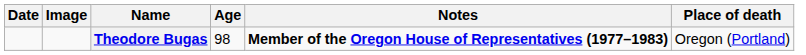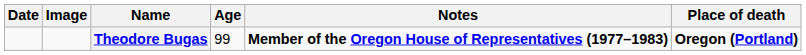(222, 38) 98 -> (222, 38) 99
(732, 38) normal -> (736, 38) bold
